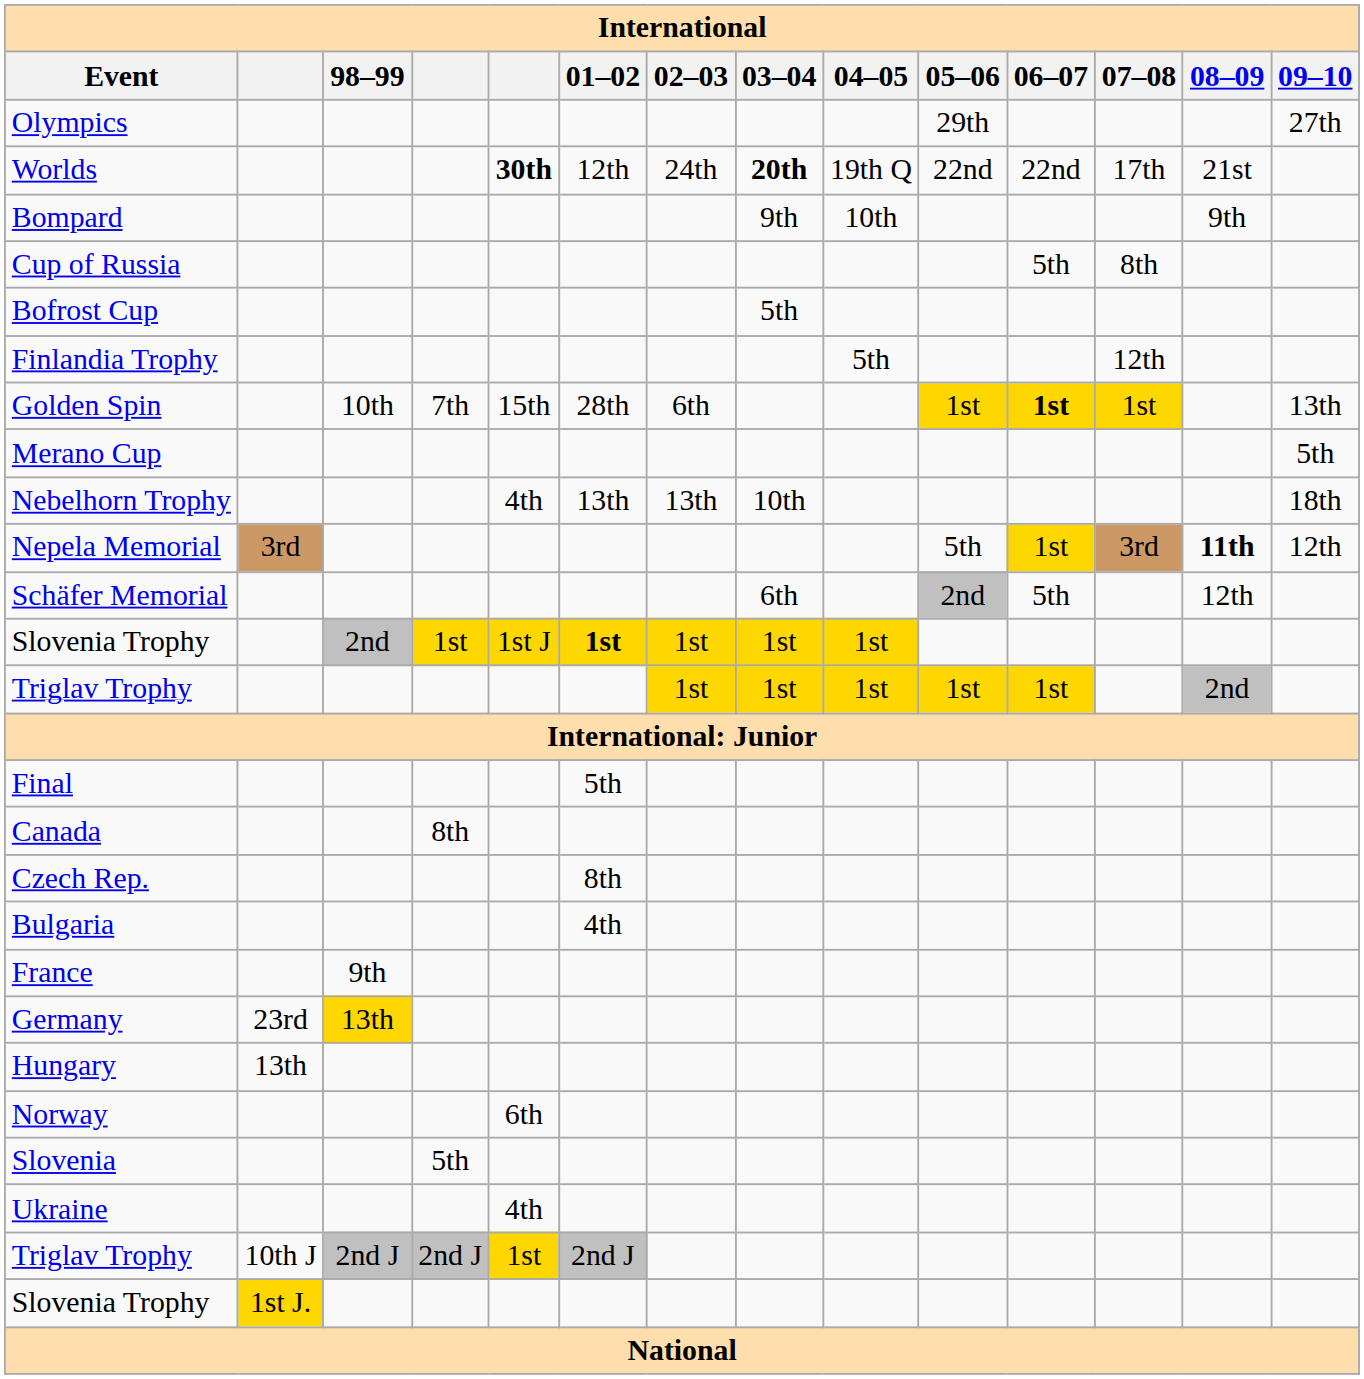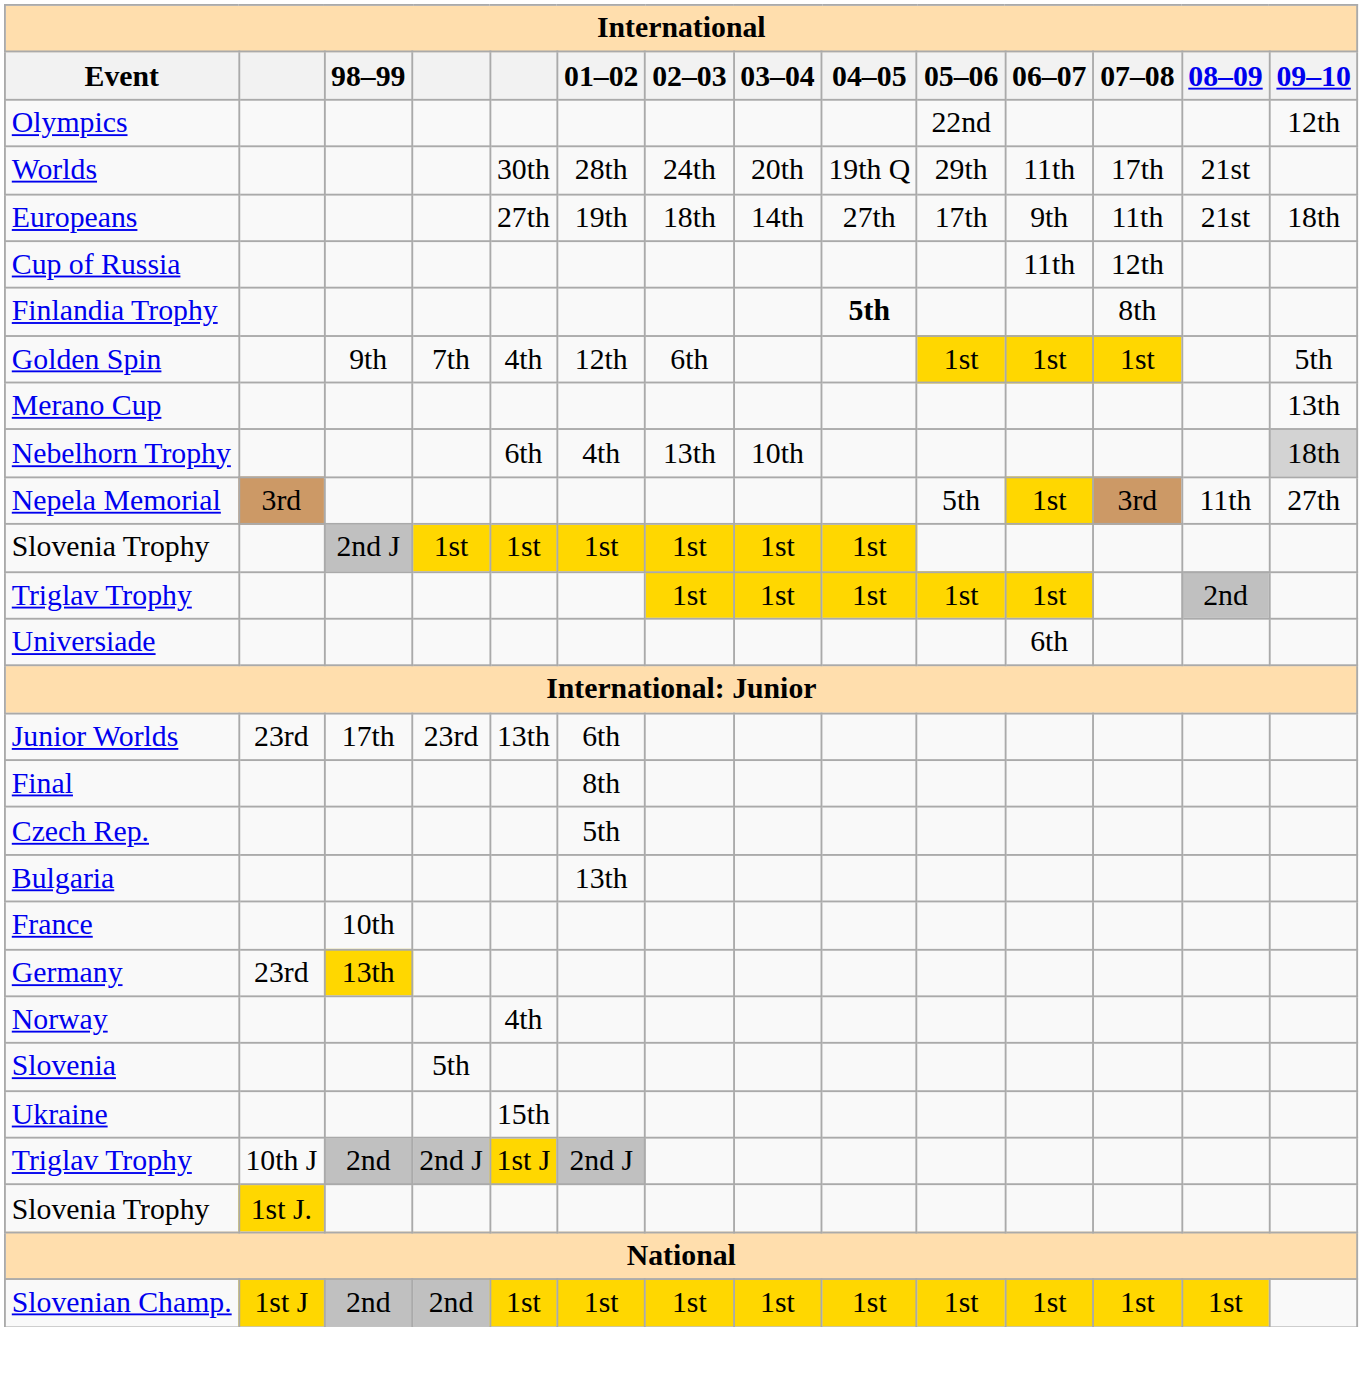(963, 122) 29th -> (961, 122) 22nd
(1315, 122) 27th -> (1314, 122) 12th
(524, 169) bold -> (523, 169) normal
(603, 169) 12th -> (601, 169) 28th
(779, 169) bold -> (777, 169) normal
(963, 169) 22nd -> (961, 169) 29th
(1051, 169) 22nd -> (1049, 169) 11th
+ row: (75, 216)
- row: (67, 216)
(1051, 264) 5th -> (1049, 264) 11th
(1139, 264) 8th -> (1137, 264) 12th
- row: (85, 311)
(871, 358) normal -> (869, 311) bold
(1139, 358) 12th -> (1137, 311) 8th
(367, 405) 10th -> (368, 358) 9th
(524, 405) 15th -> (523, 358) 4th
(603, 405) 28th -> (601, 358) 12th
(1051, 405) bold -> (1049, 358) normal
(1315, 405) 13th -> (1314, 358) 5th
(1315, 452) 5th -> (1314, 405) 13th
(524, 500) 4th -> (523, 452) 6th
(603, 500) 13th -> (601, 452) 4th
(1315, 500) no background -> (1314, 452) lightgrey background
(1227, 547) bold -> (1225, 500) normal
(1315, 547) 12th -> (1314, 500) 27th
- row: (120, 594)
(367, 641) 2nd -> (368, 547) 2nd J
(524, 641) 1st J -> (523, 547) 1st
(603, 641) bold -> (601, 547) normal
+ row: (84, 641)
+ row: (95, 736)
(603, 783) 5th -> (601, 783) 8th
- row: (56, 830)
(603, 877) 8th -> (601, 830) 5th
(603, 924) 4th -> (601, 877) 13th
(367, 972) 9th -> (368, 924) 10th
- row: (64, 1066)
(524, 1113) 6th -> (523, 1019) 4th
(524, 1208) 4th -> (523, 1113) 15th
(367, 1255) 2nd J -> (368, 1160) 2nd
(524, 1255) 1st -> (523, 1160) 1st J
+ row: (122, 1302)
